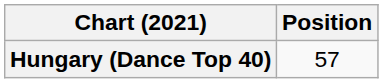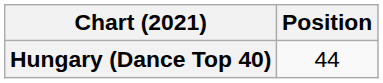(327, 58) 57 -> (327, 58) 44
